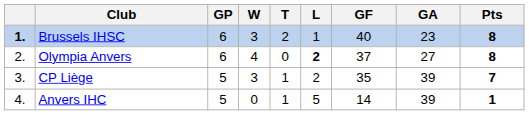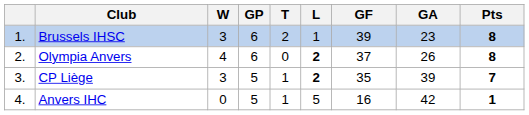columns swapped: (223, 15) <-> (254, 15)
(20, 36) bold -> (20, 36) normal
(364, 36) 40 -> (364, 36) 39
(428, 57) 27 -> (428, 57) 26
(316, 78) normal -> (316, 78) bold
(364, 99) 14 -> (364, 99) 16
(428, 99) 39 -> (428, 99) 42
